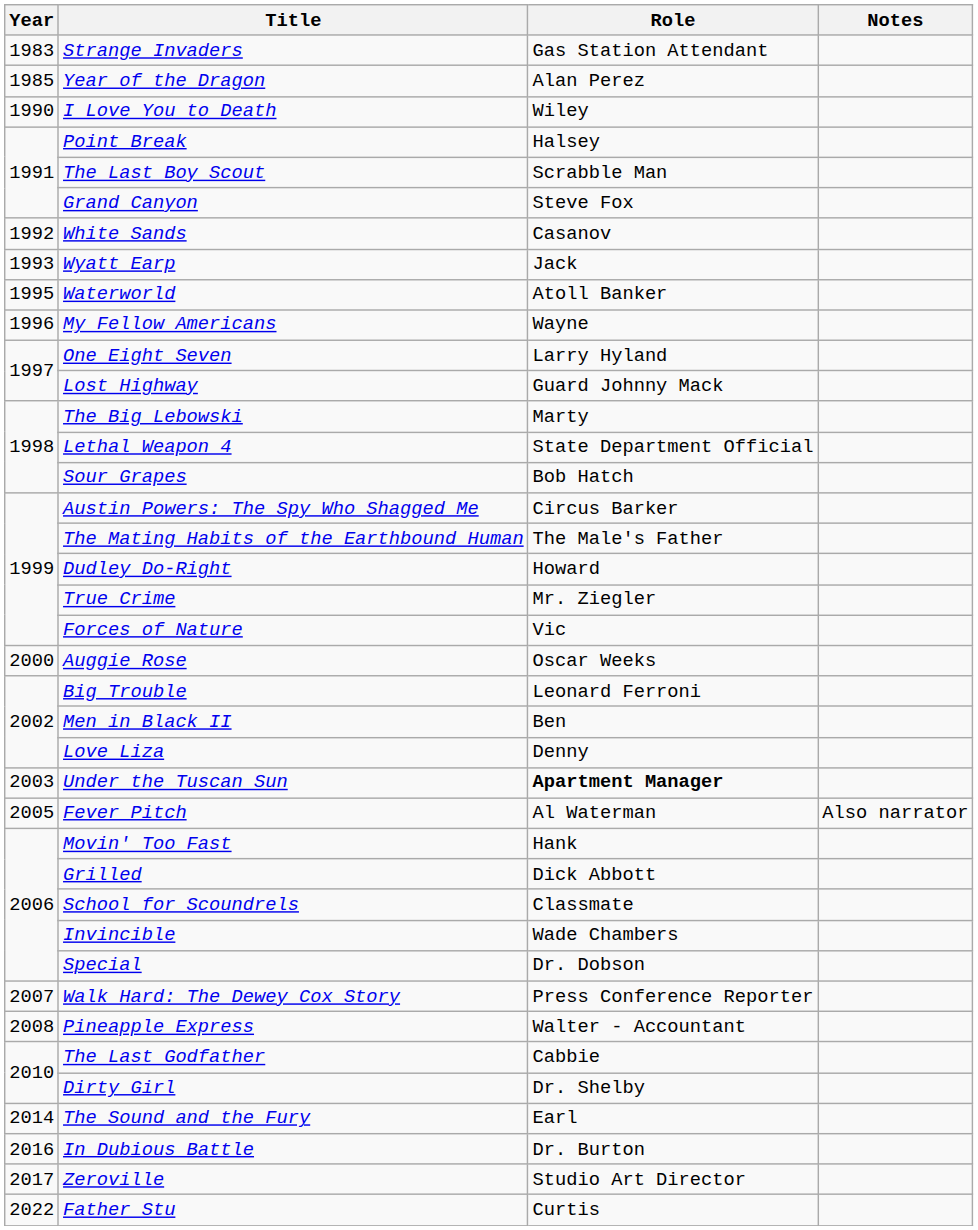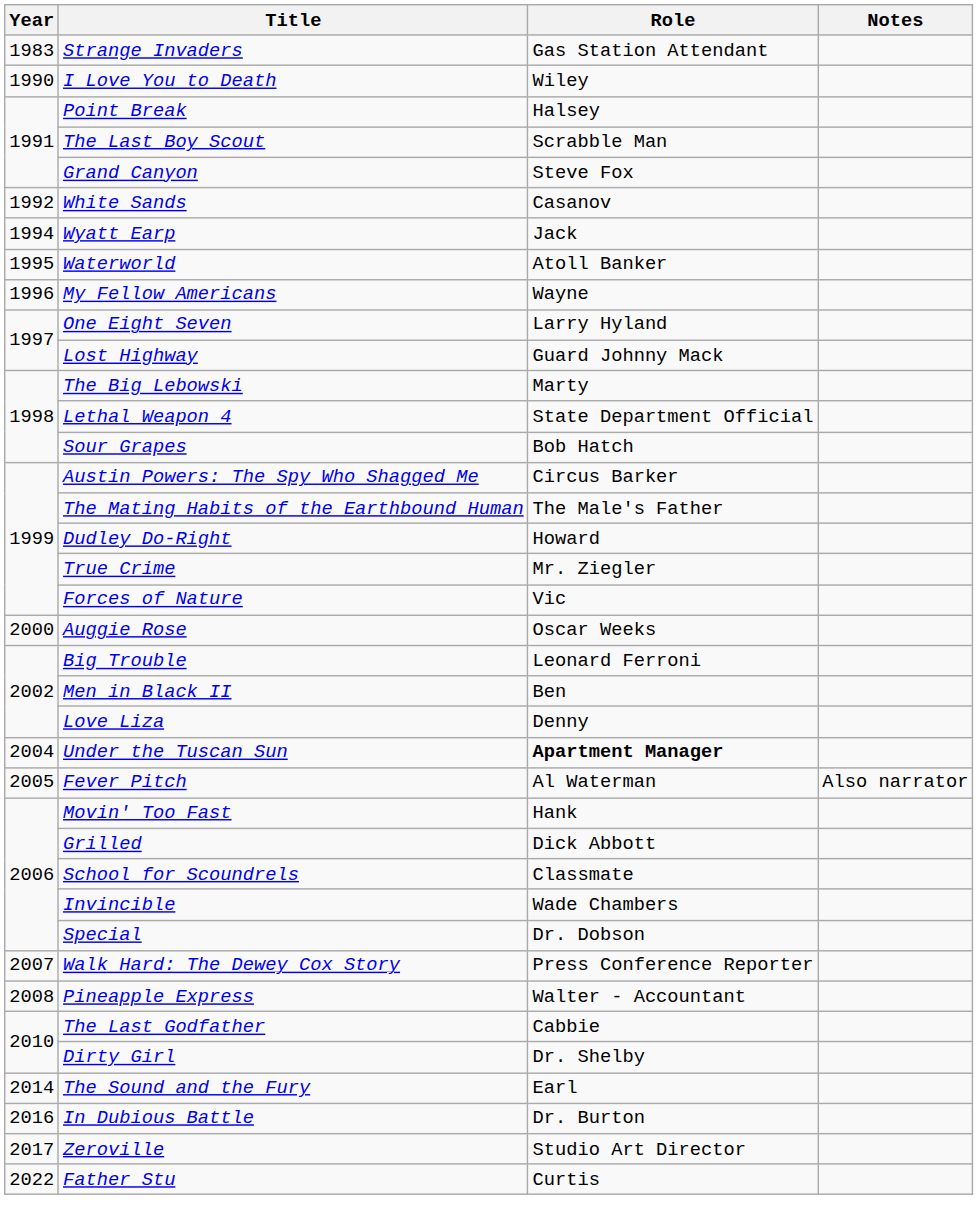- row: (164, 81)
(32, 264) 1993 -> (32, 234) 1994
(32, 783) 2003 -> (32, 752) 2004
